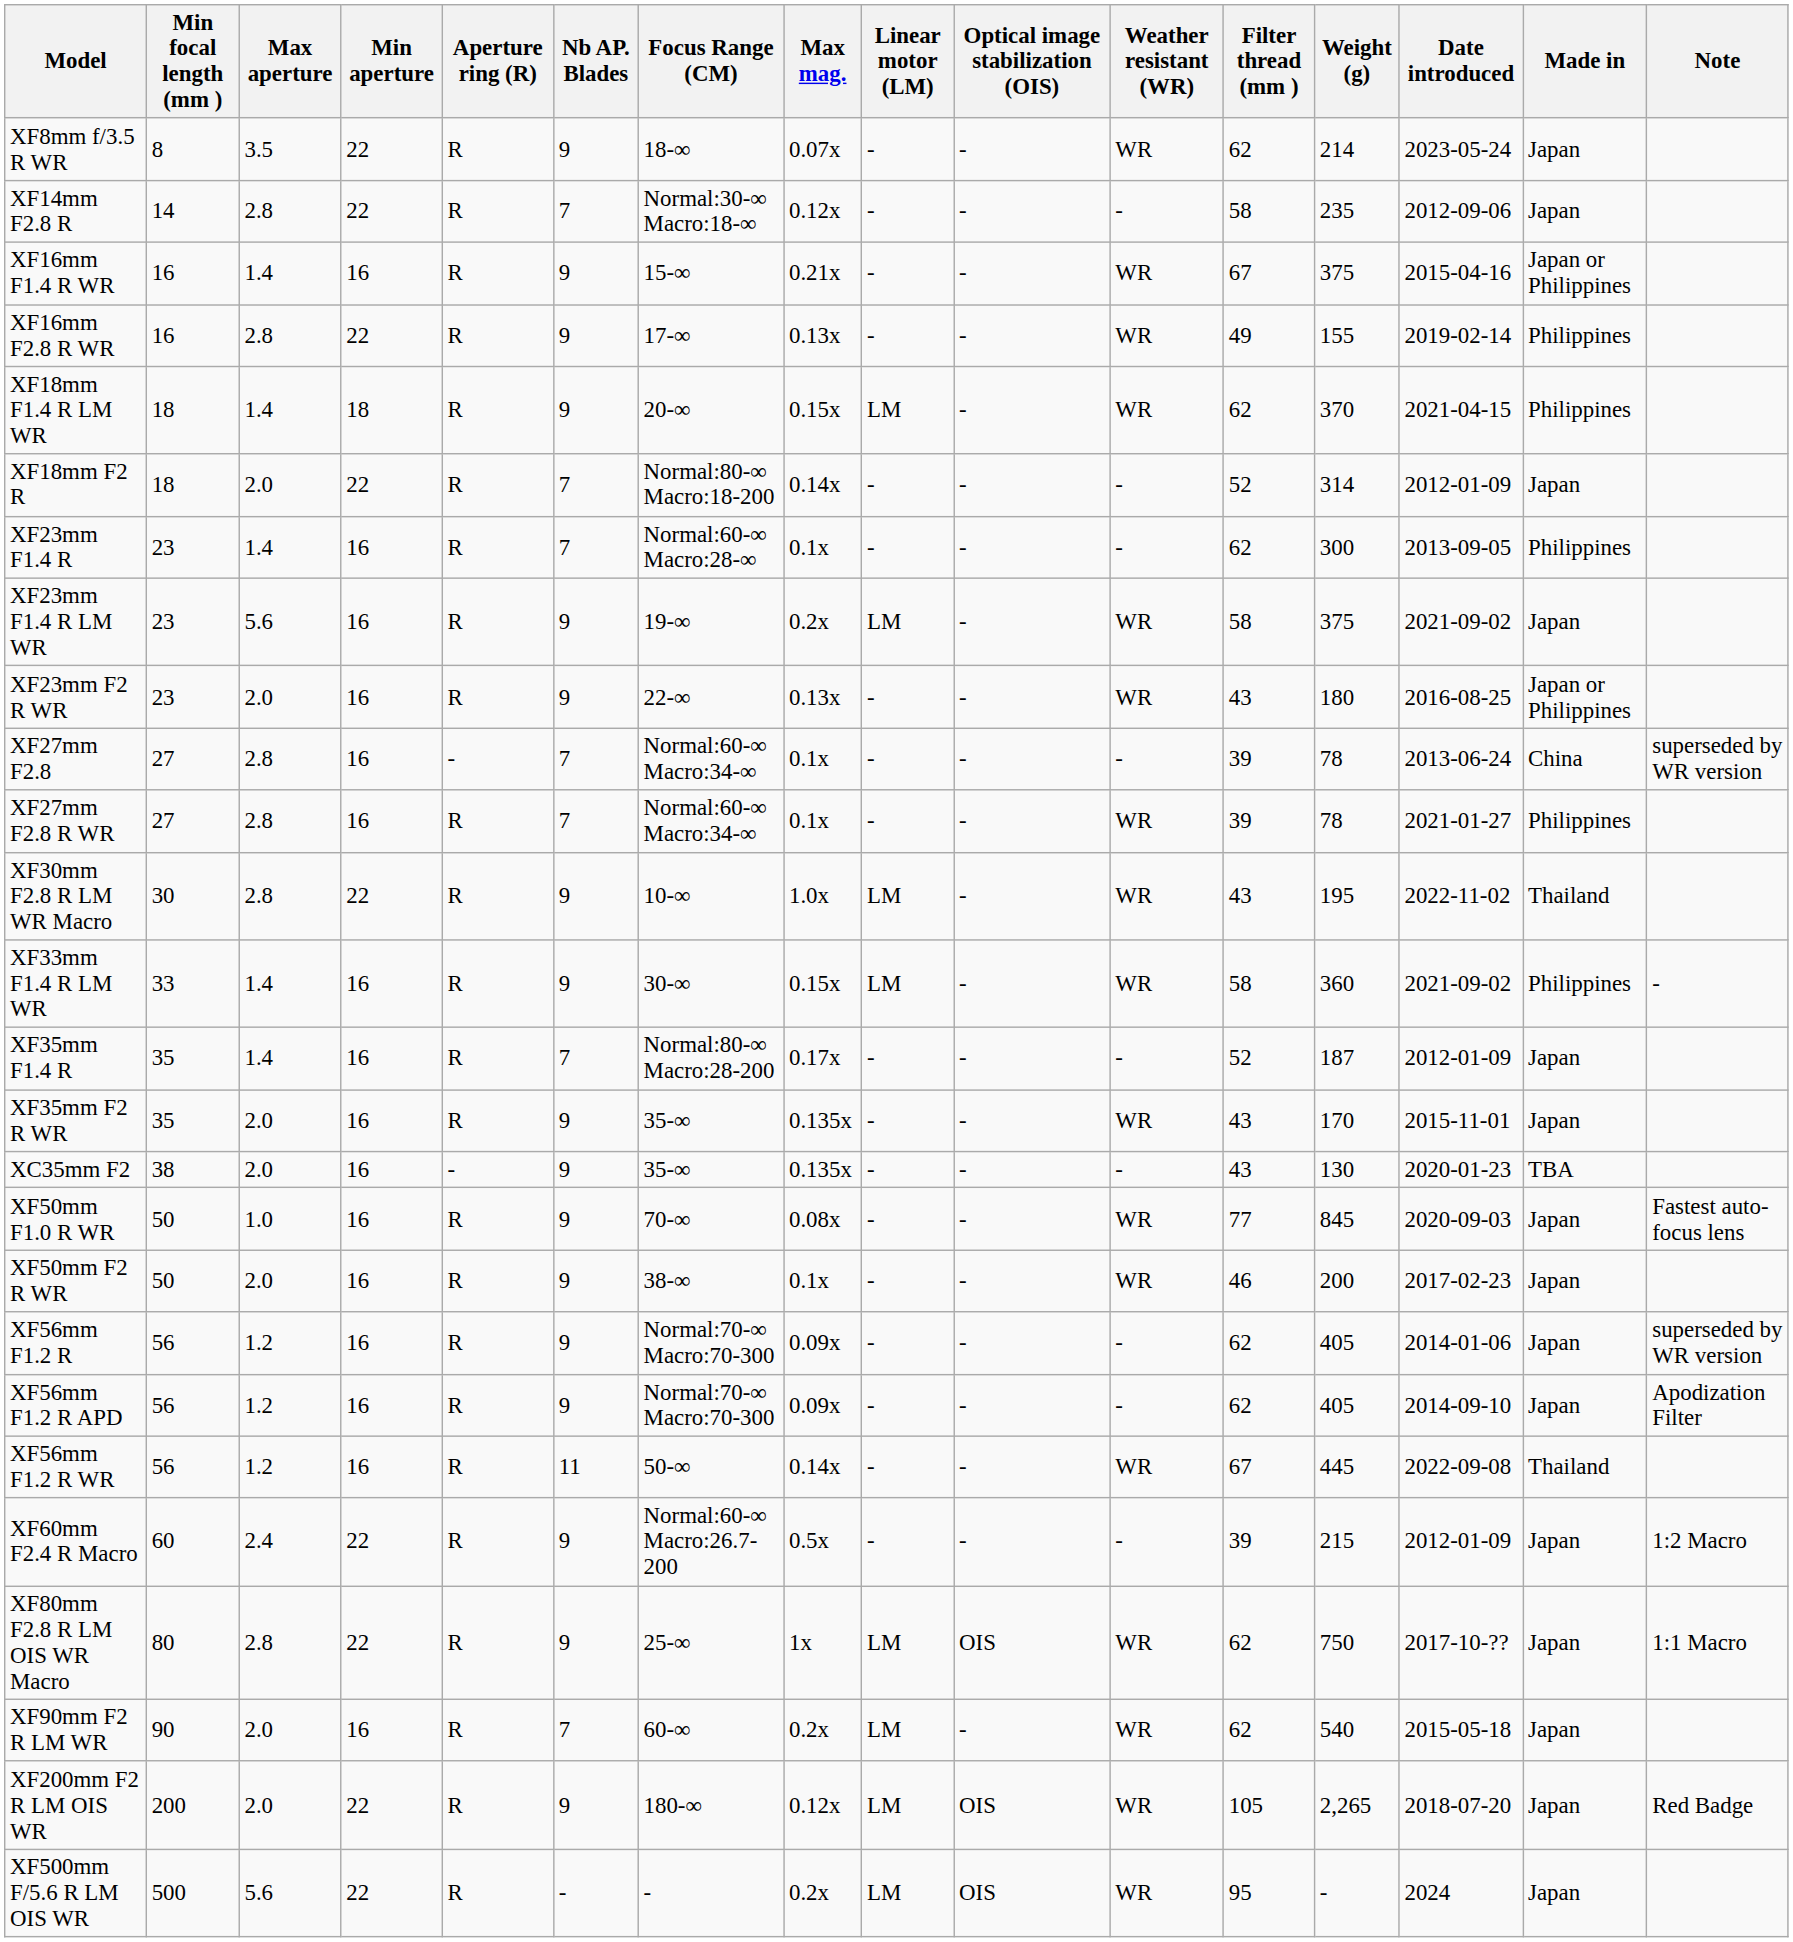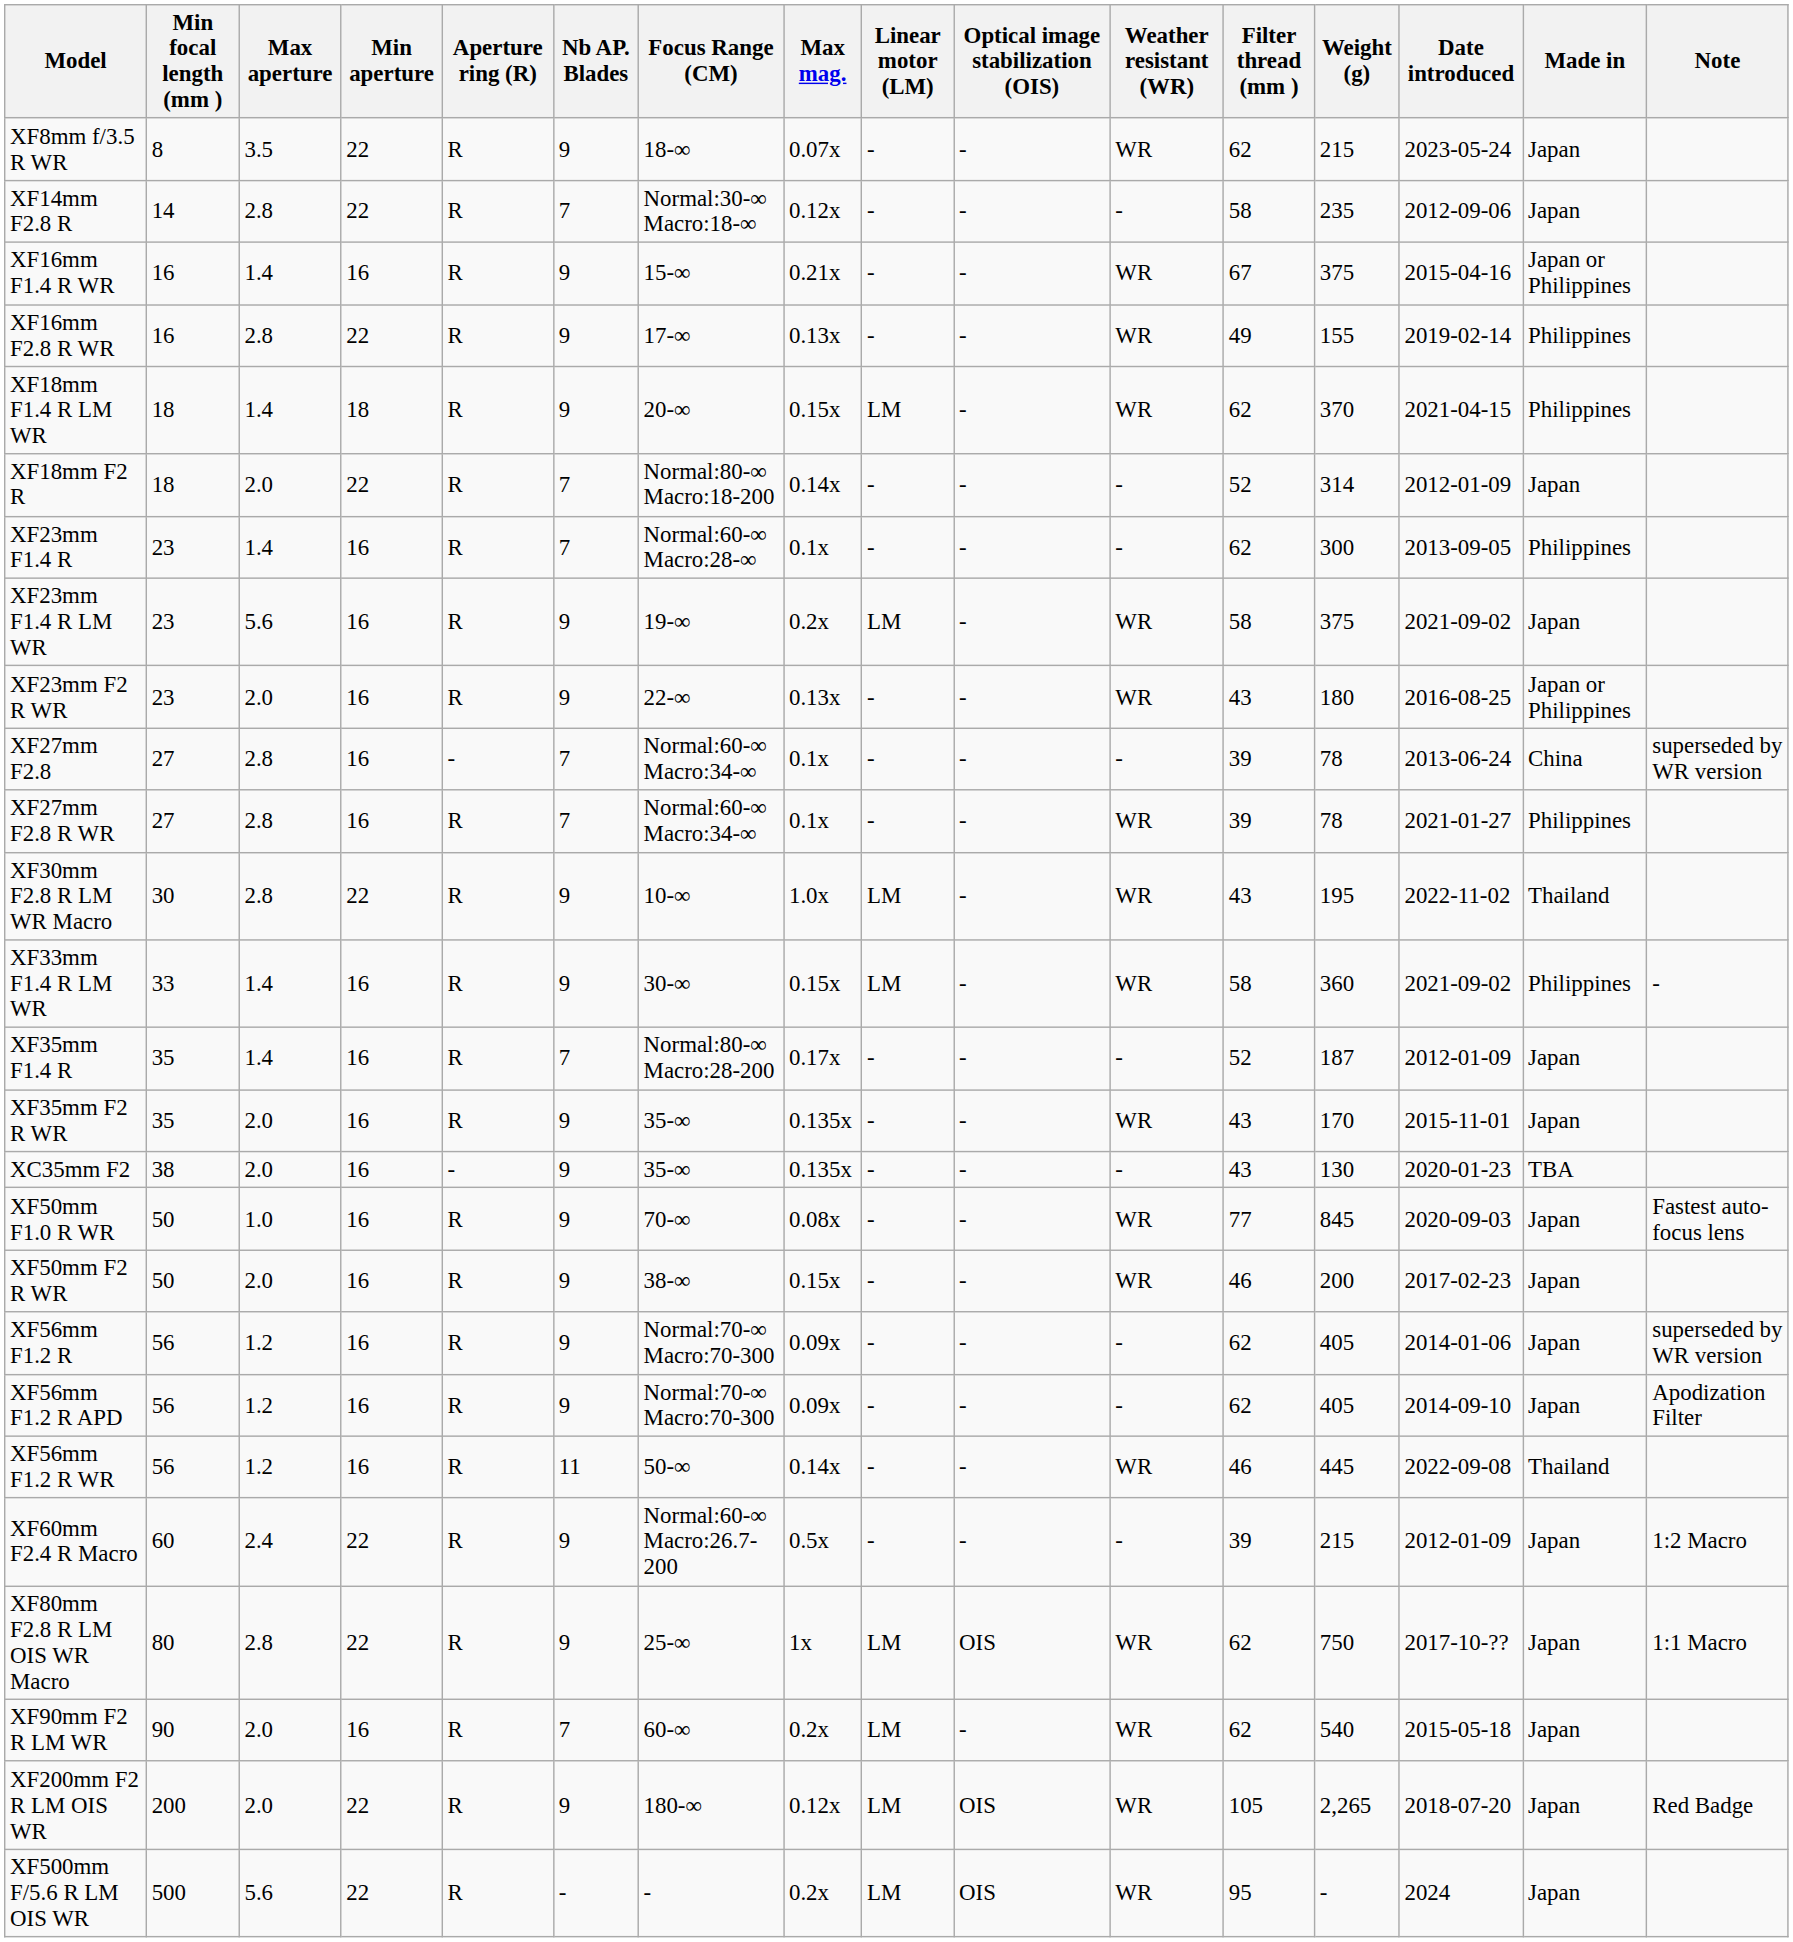(1337, 149) 214 -> (1337, 149) 215
(809, 1280) 0.1x -> (815, 1280) 0.15x
(1240, 1466) 67 -> (1240, 1466) 46
